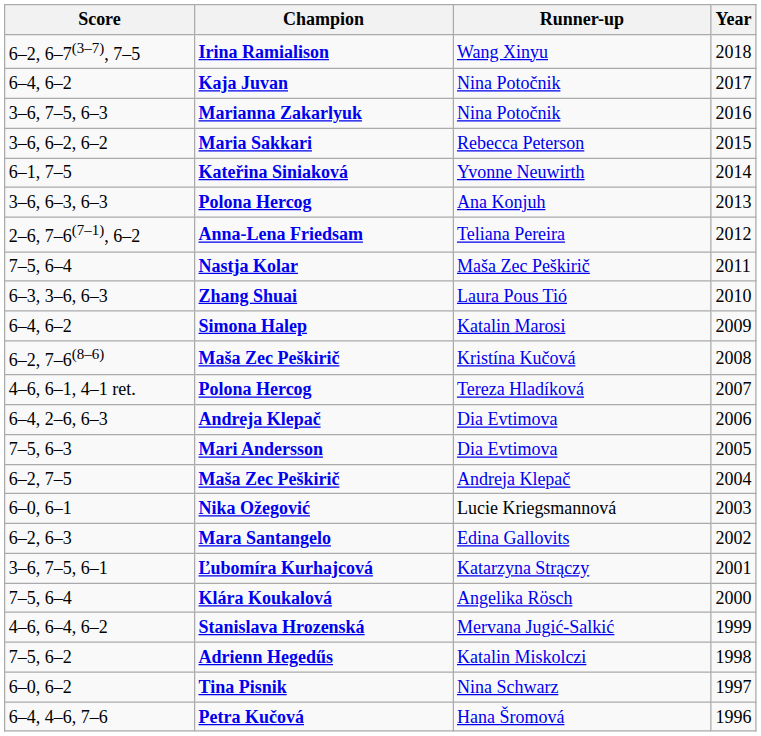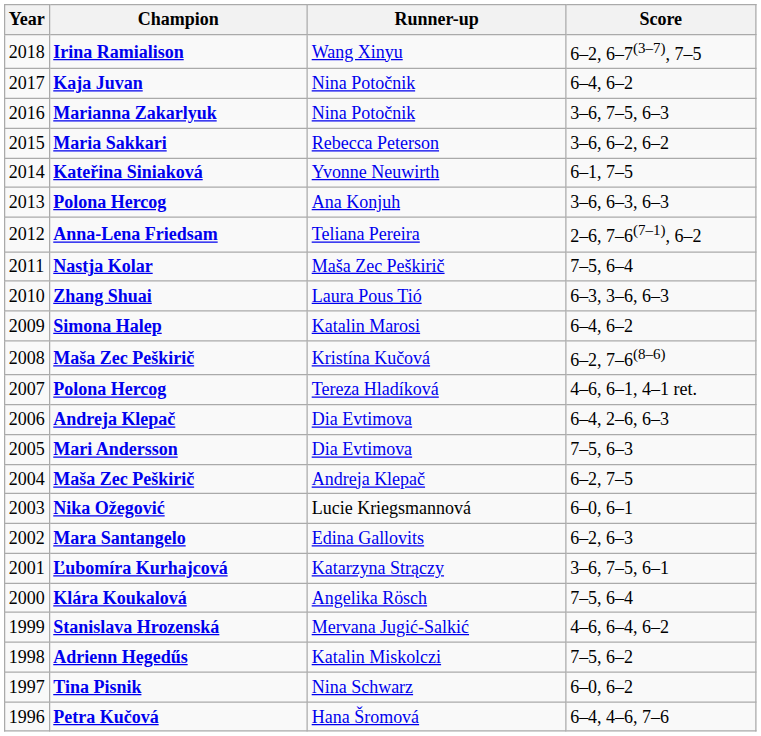columns swapped: (733, 19) <-> (99, 19)
